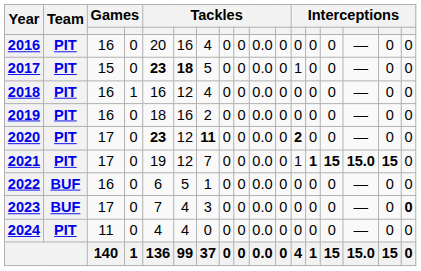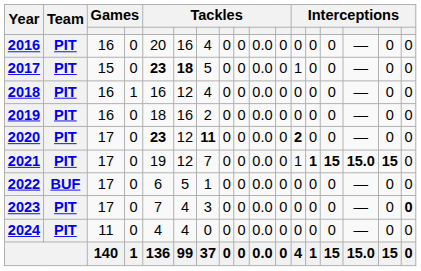(106, 184) 16 -> (106, 184) 17
(65, 207) BUF -> (65, 207) PIT
